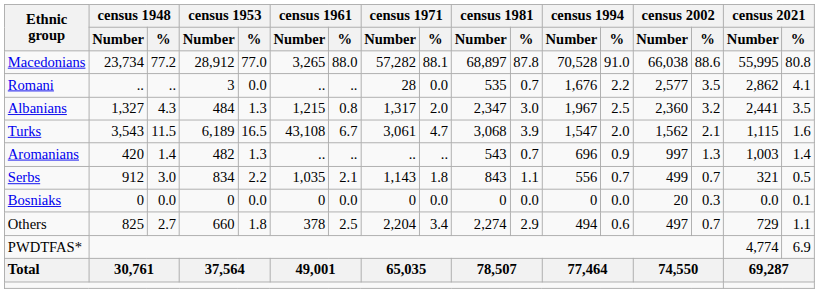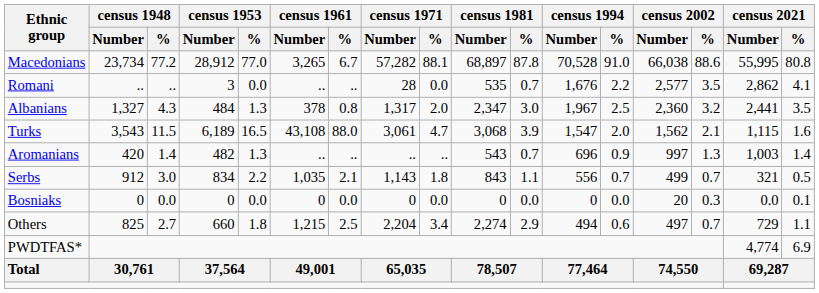(345, 62) 88.0 -> (348, 62) 6.7
(309, 108) 1,215 -> (314, 108) 378
(348, 131) 6.7 -> (345, 131) 88.0
(314, 223) 378 -> (309, 223) 1,215
